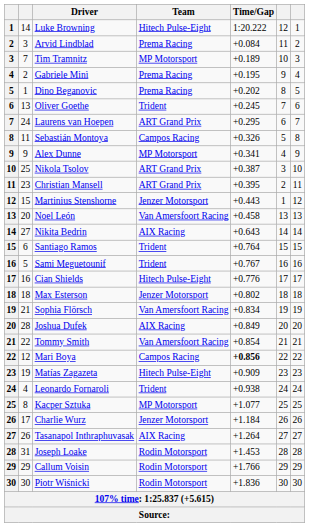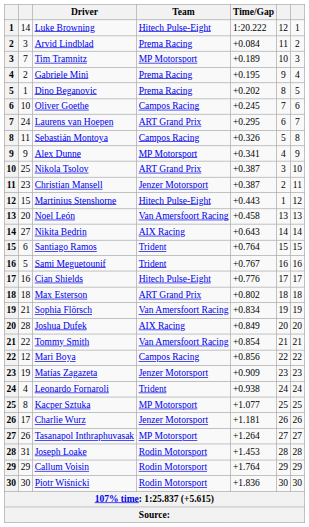(25, 106) 13 -> (25, 106) 10
(152, 106) Trident -> (169, 106) Campos Racing
(170, 184) ART Grand Prix -> (173, 184) Jenzer Motorsport
(246, 184) +0.395 -> (246, 184) +0.387
(173, 200) Jenzer Motorsport -> (175, 200) Hitech Pulse-Eight
(173, 294) Jenzer Motorsport -> (170, 294) ART Grand Prix
(246, 357) bold -> (246, 357) normal
(175, 373) Hitech Pulse-Eight -> (173, 373) Jenzer Motorsport
(246, 420) +1.184 -> (246, 420) +1.181
(162, 436) AIX Racing -> (168, 436) MP Motorsport
(246, 467) +1.766 -> (246, 467) +1.764
